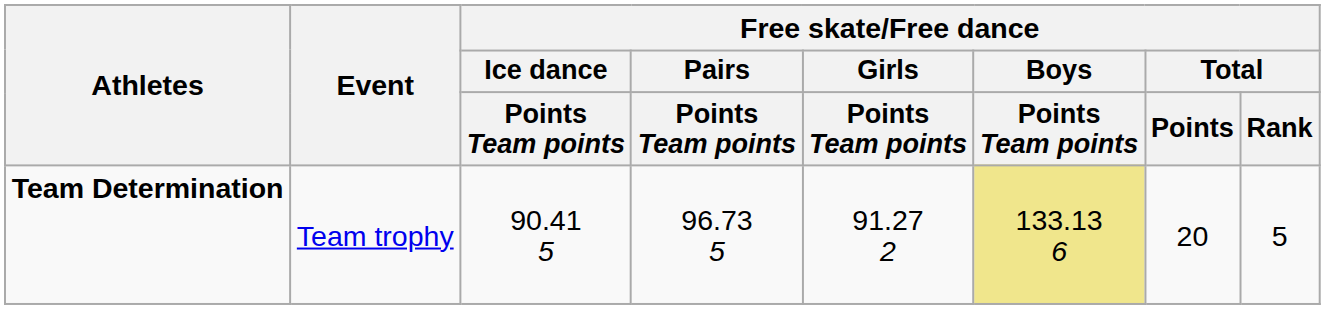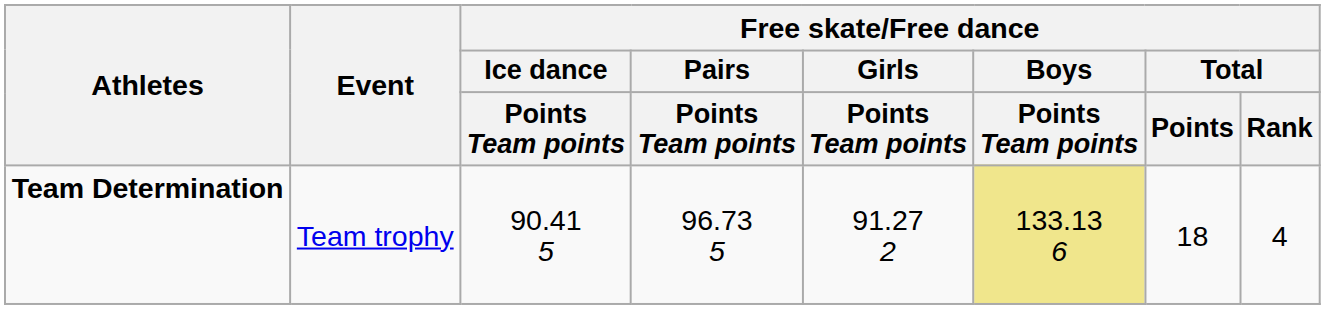(1192, 235) 20 -> (1192, 235) 18
(1280, 235) 5 -> (1280, 235) 4
